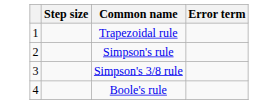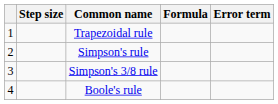+ column: (186, 14)
